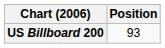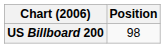(133, 33) 93 -> (133, 33) 98
